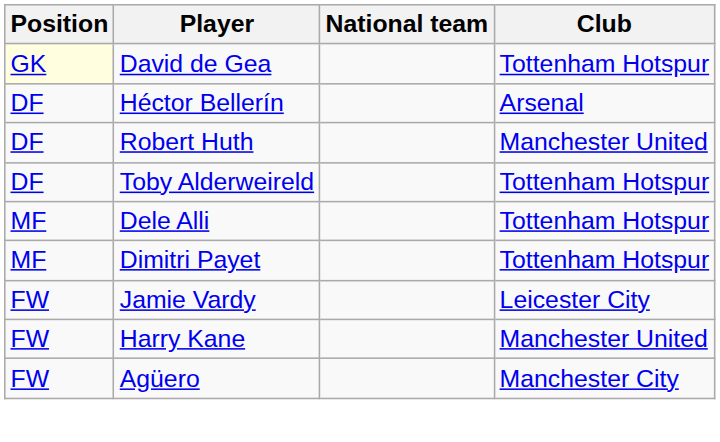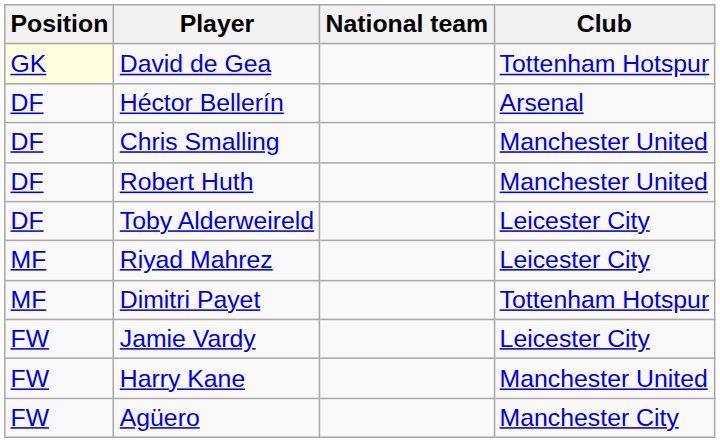+ row: (200, 142)
(604, 181) Tottenham Hotspur -> (575, 220) Leicester City
+ row: (196, 260)
- row: (165, 220)
